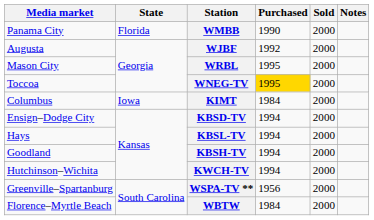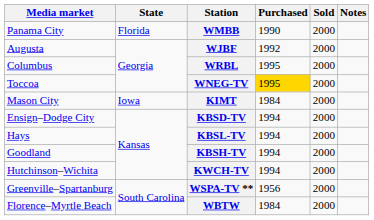(33, 65) Mason City -> (30, 65) Columbus
(30, 100) Columbus -> (33, 100) Mason City
